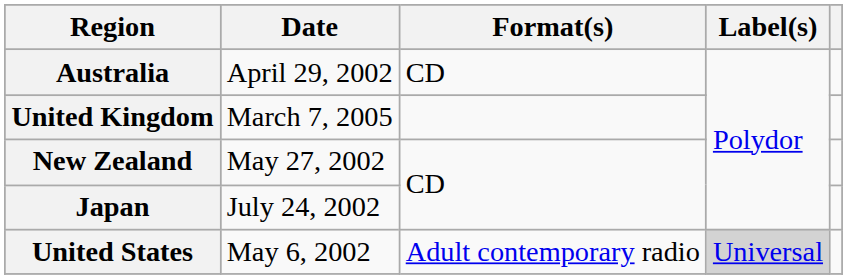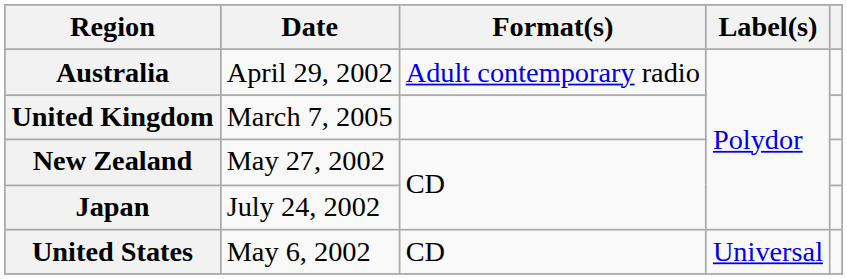(425, 71) CD -> (553, 71) Adult contemporary radio
(553, 251) Adult contemporary radio -> (425, 251) CD
(768, 251) lightgrey background -> (768, 251) no background
